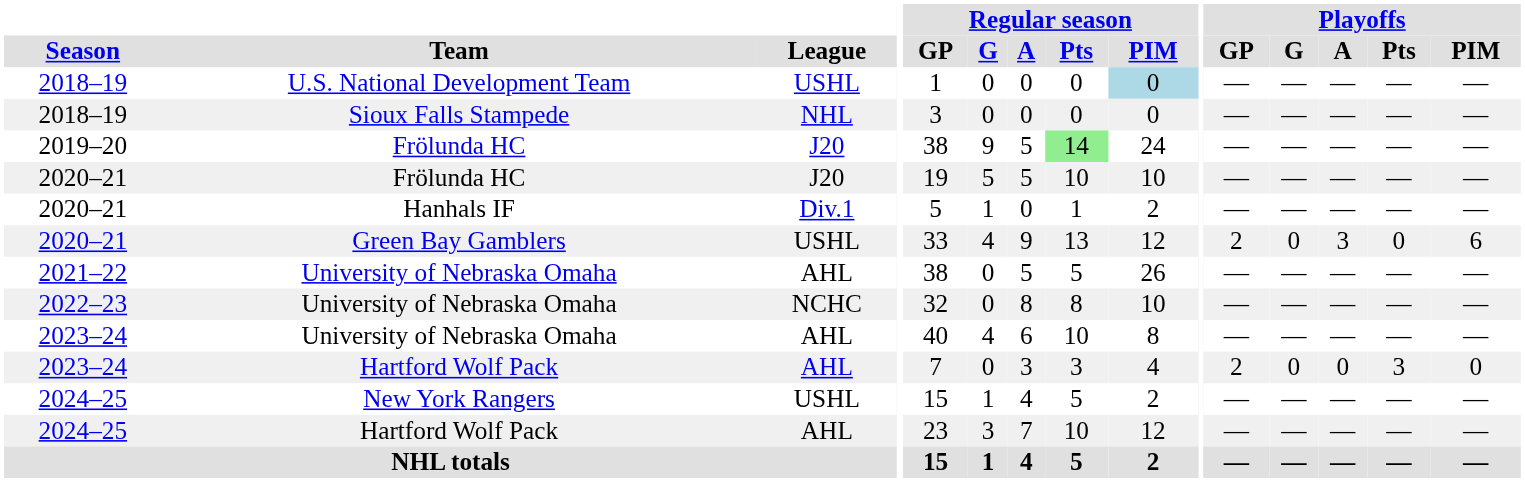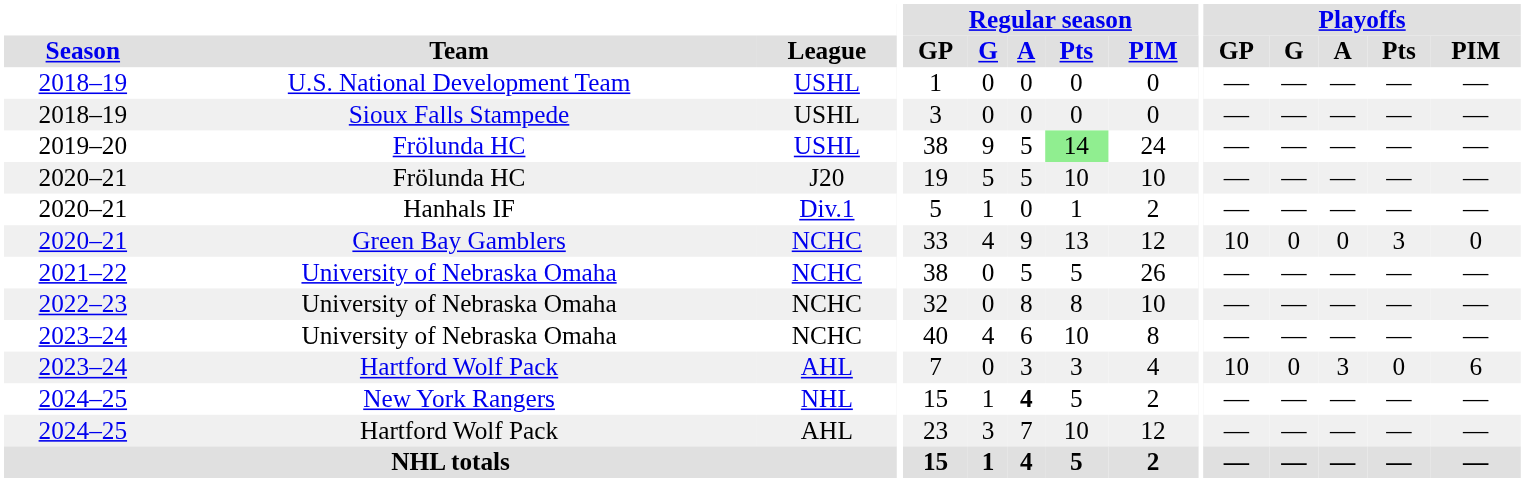(1153, 82) lightblue background -> (1153, 82) no background
(827, 114) NHL -> (827, 114) USHL
(827, 145) J20 -> (827, 145) USHL
(827, 240) USHL -> (827, 240) NCHC
(1236, 240) 2 -> (1236, 240) 10
(1343, 240) 3 -> (1343, 240) 0
(1399, 240) 0 -> (1399, 240) 3
(1476, 240) 6 -> (1476, 240) 0
(827, 272) AHL -> (827, 272) NCHC
(827, 335) AHL -> (827, 335) NCHC
(1236, 367) 2 -> (1236, 367) 10
(1343, 367) 0 -> (1343, 367) 3
(1399, 367) 3 -> (1399, 367) 0
(1476, 367) 0 -> (1476, 367) 6
(827, 398) USHL -> (827, 398) NHL
(1026, 398) normal -> (1026, 398) bold
